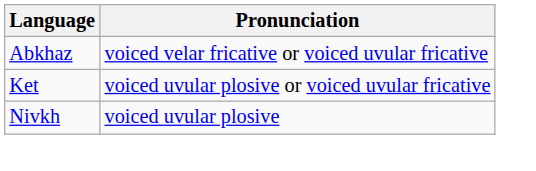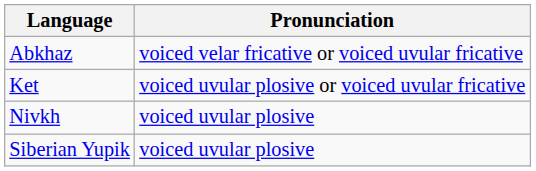+ row: (70, 149)
